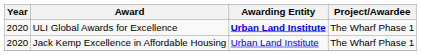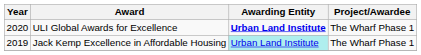(17, 43) 2020 -> (17, 43) 2019
(275, 43) no background -> (275, 43) paleturquoise background
